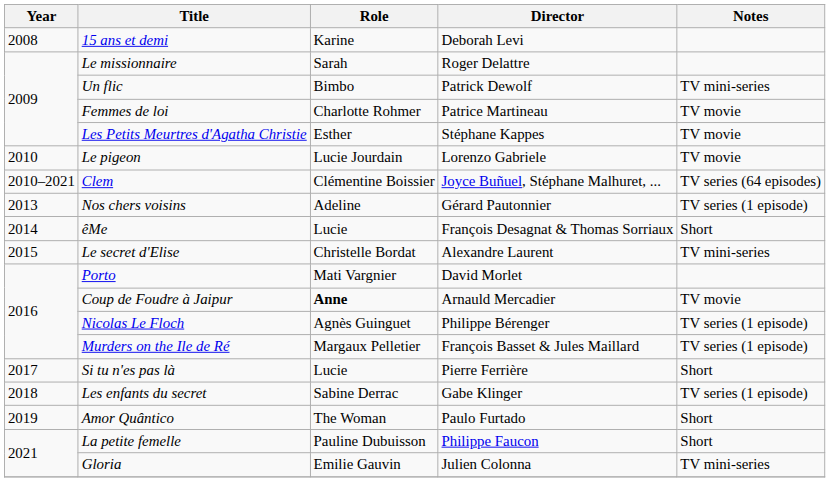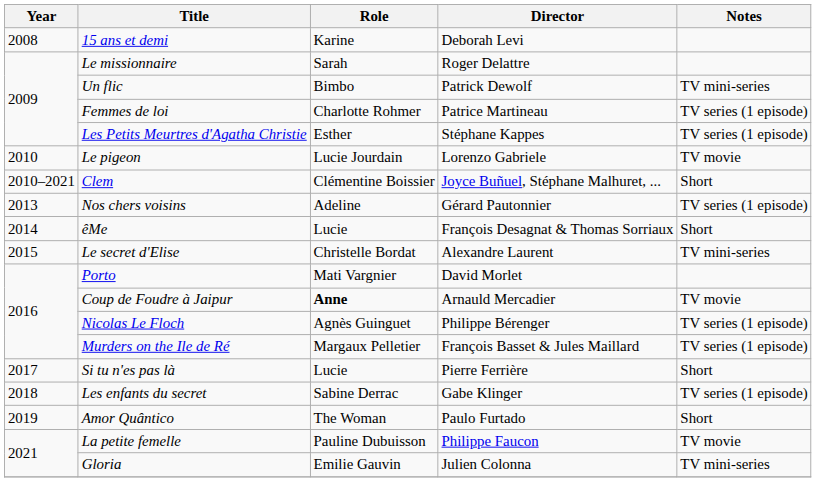(711, 110) TV movie -> (744, 110) TV series (1 episode)
(711, 134) TV movie -> (744, 134) TV series (1 episode)
(751, 181) TV series (64 episodes) -> (696, 181) Short
(696, 441) Short -> (711, 441) TV movie
